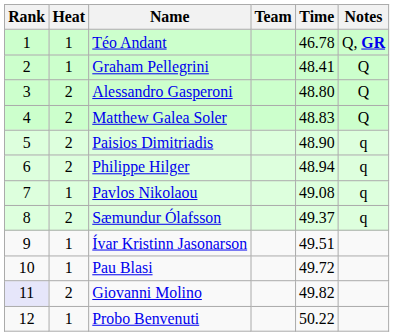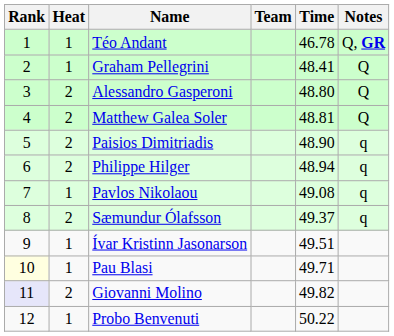(317, 117) 48.83 -> (317, 117) 48.81
(27, 268) no background -> (27, 268) lightyellow background
(317, 268) 49.72 -> (317, 268) 49.71
